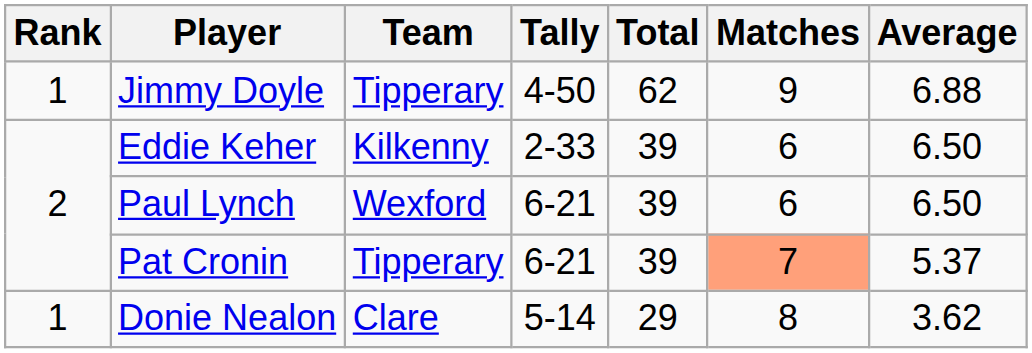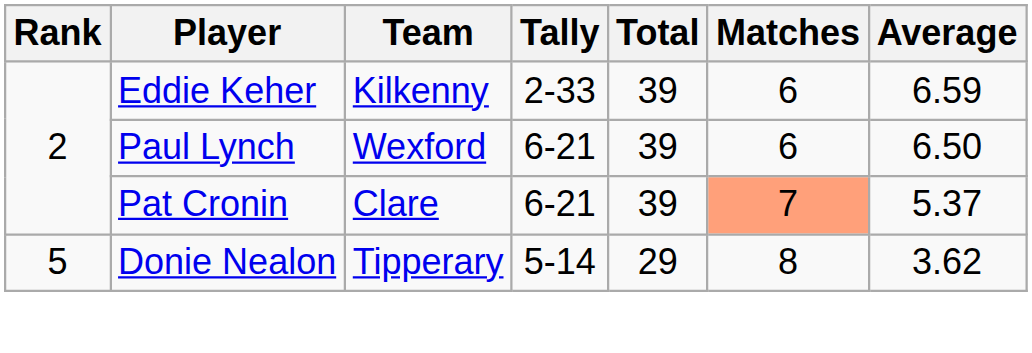- row: (221, 90)
(947, 147) 6.50 -> (947, 90) 6.59
(428, 261) Tipperary -> (396, 204) Clare
(57, 318) 1 -> (57, 261) 5
(396, 318) Clare -> (428, 261) Tipperary
